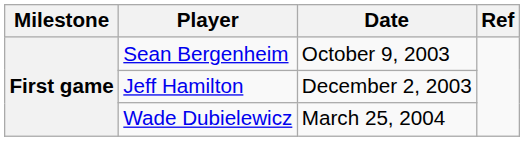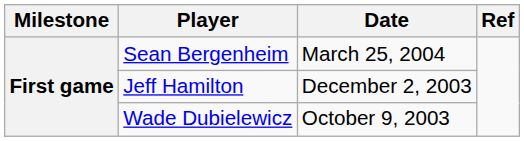(376, 53) October 9, 2003 -> (374, 53) March 25, 2004
(374, 119) March 25, 2004 -> (376, 119) October 9, 2003
